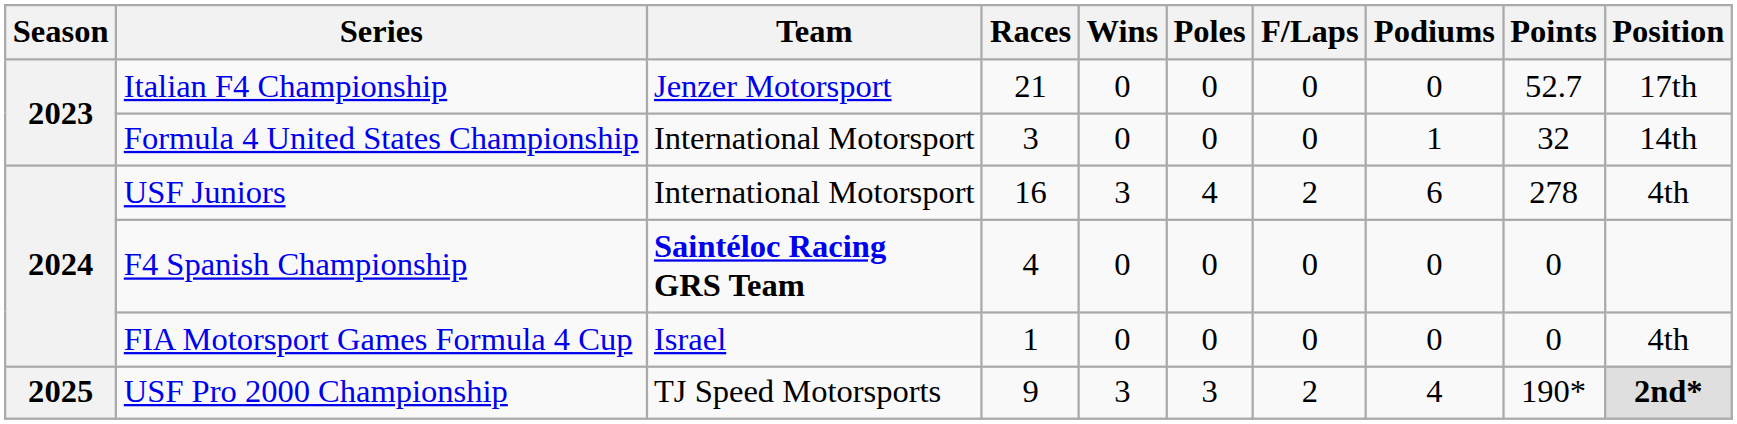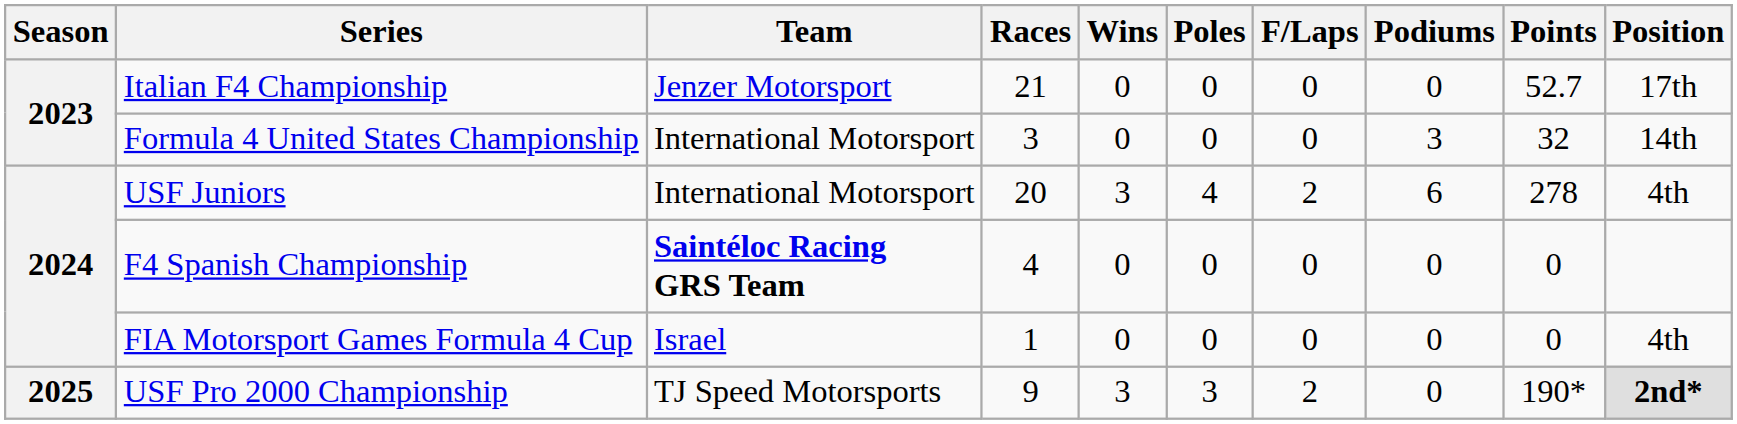(1434, 139) 1 -> (1434, 139) 3
(1031, 192) 16 -> (1031, 192) 20
(1434, 392) 4 -> (1434, 392) 0
